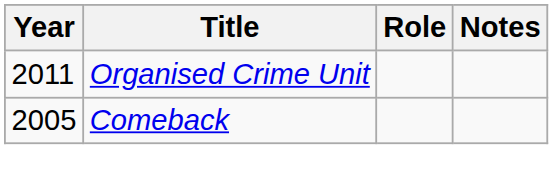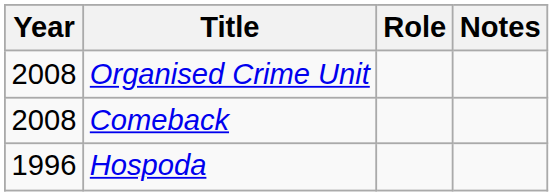(43, 73) 2011 -> (44, 73) 2008
(44, 119) 2005 -> (44, 119) 2008
+ row: (148, 166)
